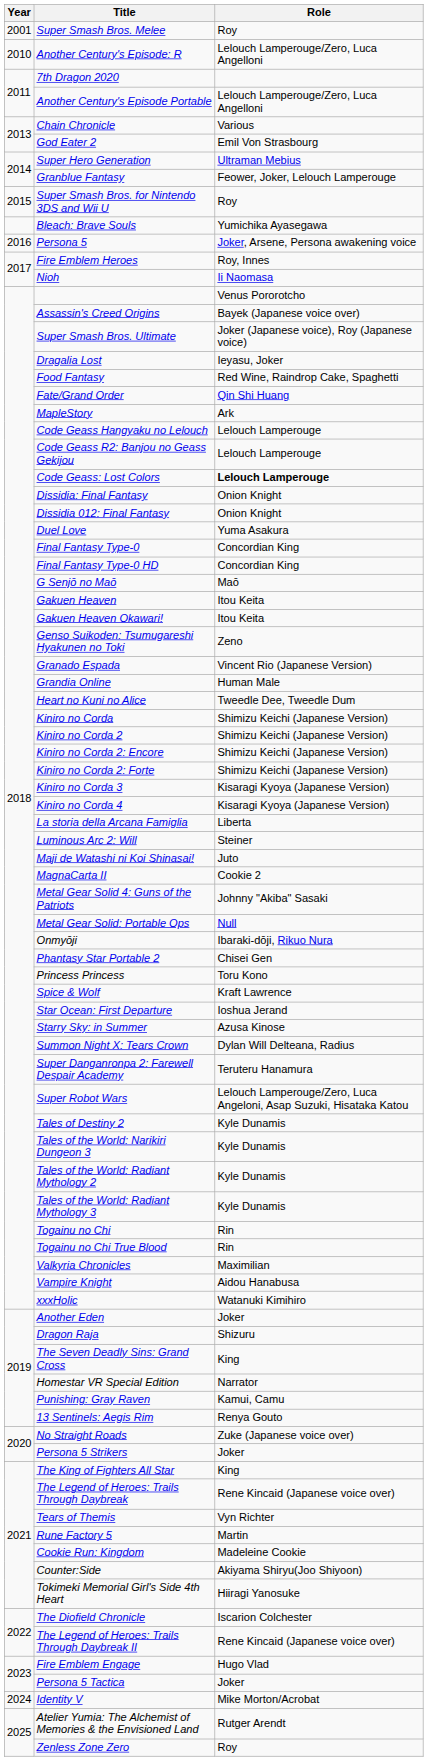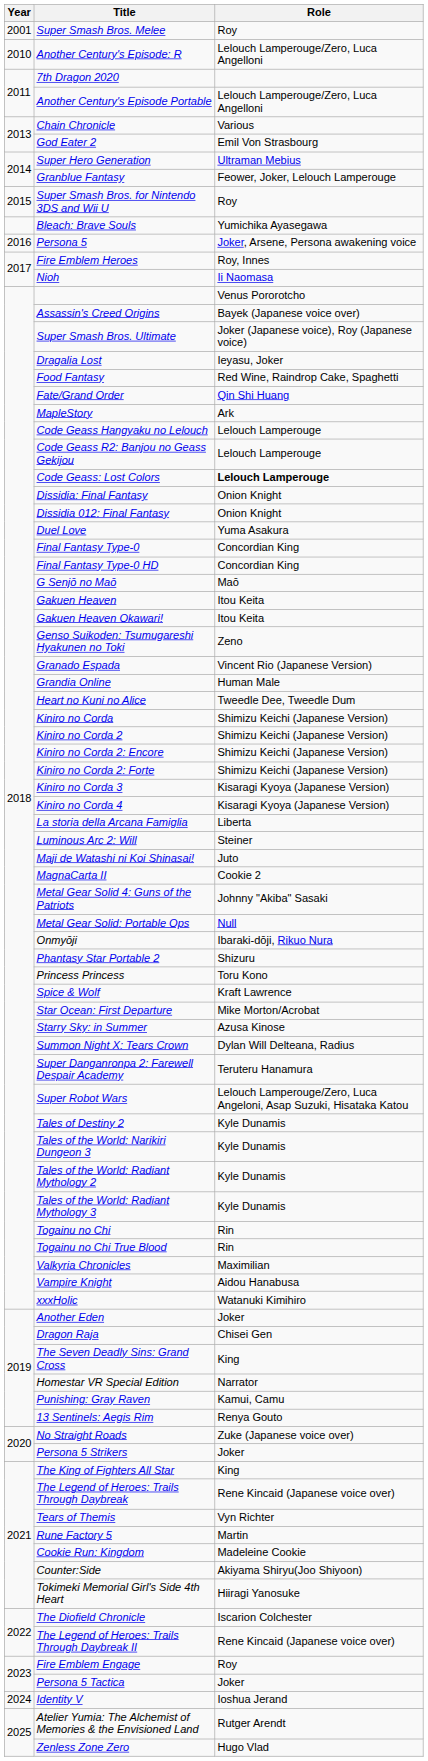(245, 958) Chisei Gen -> (236, 958) Shizuru
(252, 1010) Ioshua Jerand -> (268, 1010) Mike Morton/Acrobat
(236, 1335) Shizuru -> (245, 1335) Chisei Gen
(243, 1665) Hugo Vlad -> (227, 1665) Roy
(268, 1700) Mike Morton/Acrobat -> (252, 1700) Ioshua Jerand
(227, 1747) Roy -> (243, 1747) Hugo Vlad
